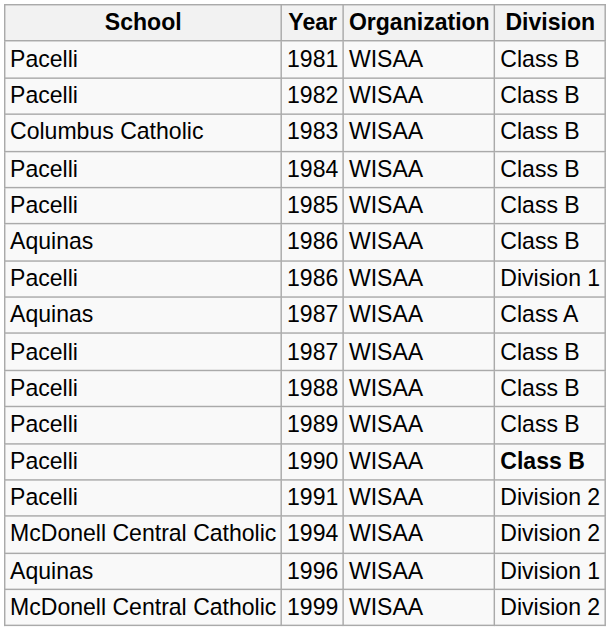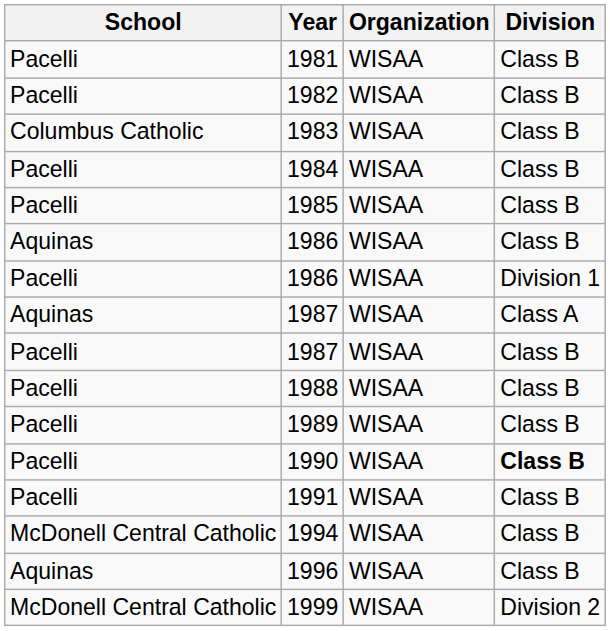(550, 497) Division 2 -> (540, 497) Class B
(550, 534) Division 2 -> (540, 534) Class B
(550, 570) Division 1 -> (540, 570) Class B
